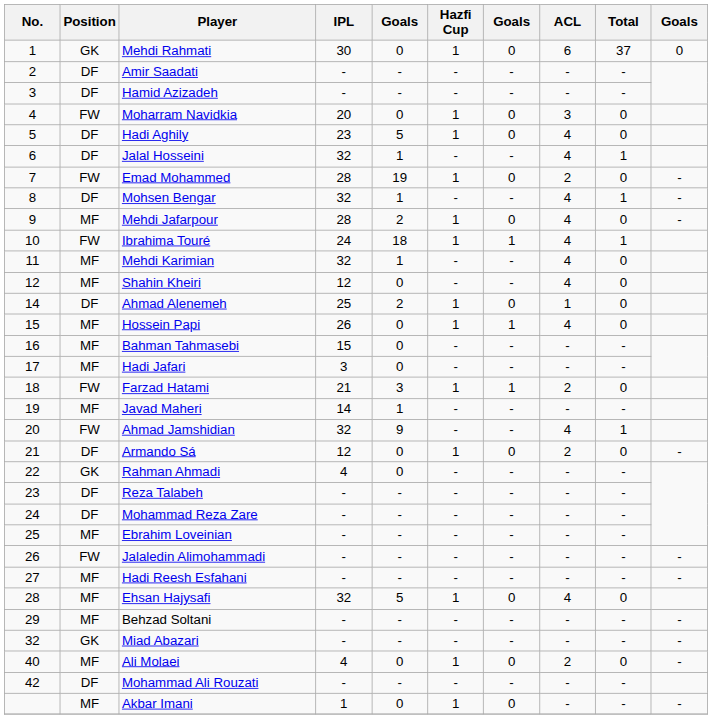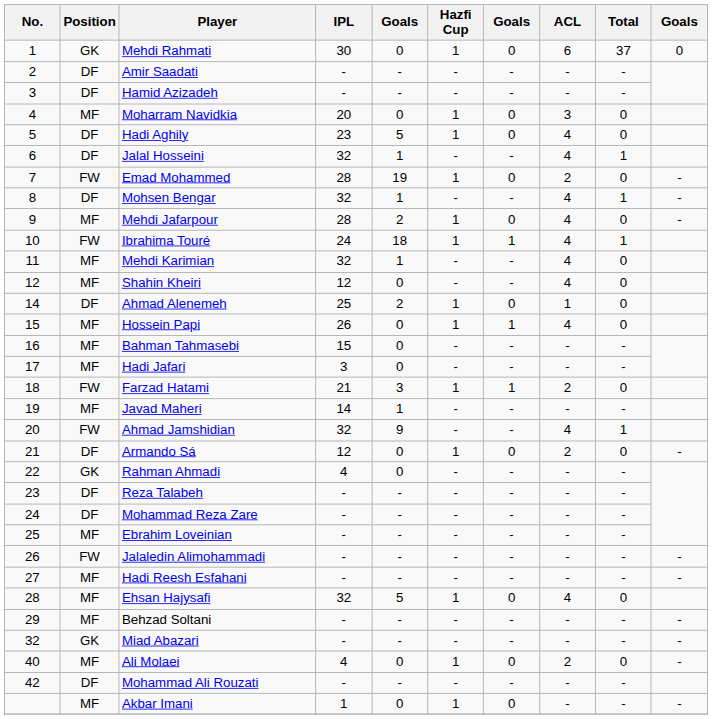(90, 114) FW -> (90, 114) MF
